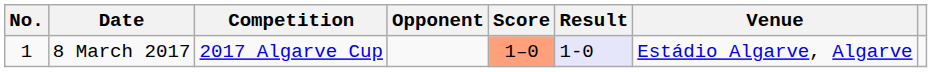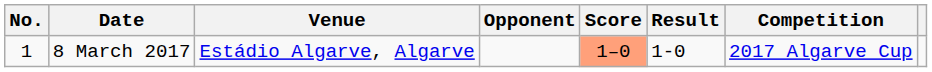columns swapped: (775, 20) <-> (291, 20)
(577, 51) lavender background -> (668, 51) no background
